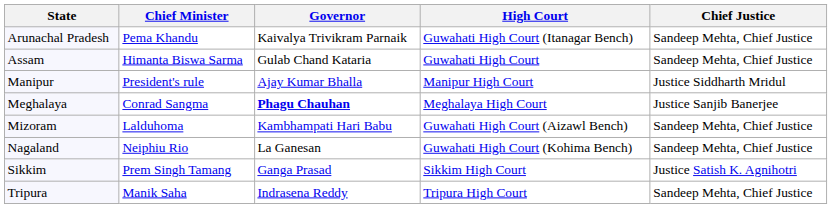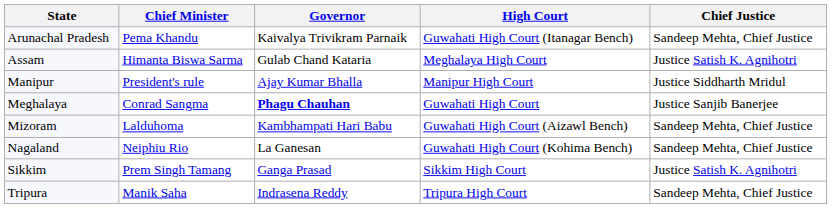(481, 60) Guwahati High Court -> (485, 60) Meghalaya High Court
(733, 60) Sandeep Mehta, Chief Justice -> (725, 60) Justice Satish K. Agnihotri
(485, 104) Meghalaya High Court -> (481, 104) Guwahati High Court
